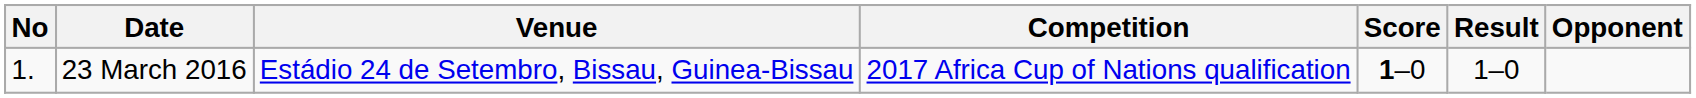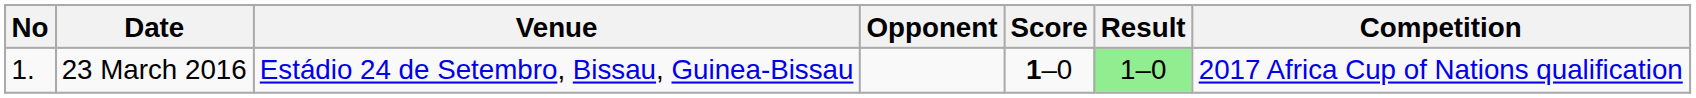columns swapped: (1617, 26) <-> (1109, 26)
(1496, 70) no background -> (1143, 70) lightgreen background
